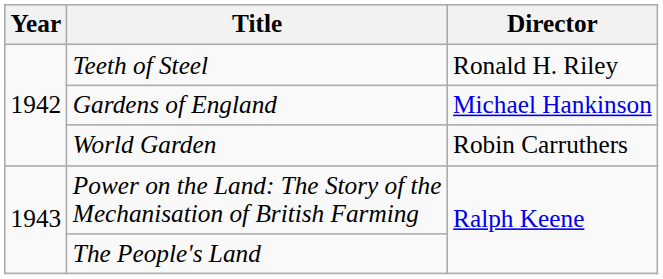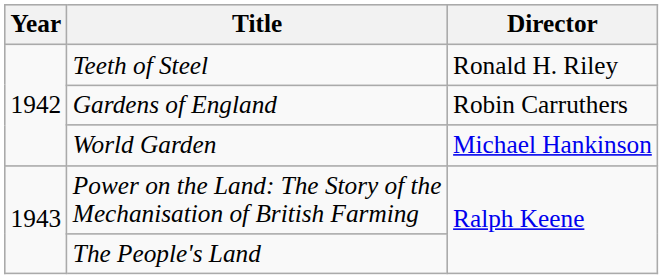(552, 104) Michael Hankinson -> (541, 104) Robin Carruthers
(541, 144) Robin Carruthers -> (552, 144) Michael Hankinson
